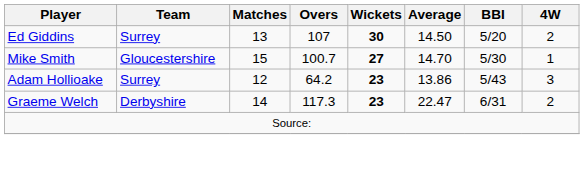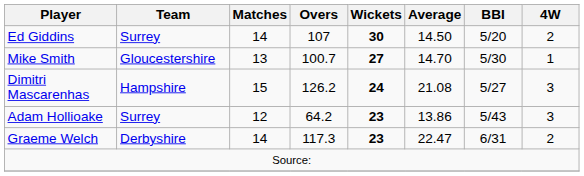(260, 36) 13 -> (260, 36) 14
(260, 58) 15 -> (260, 58) 13
+ row: (48, 87)
